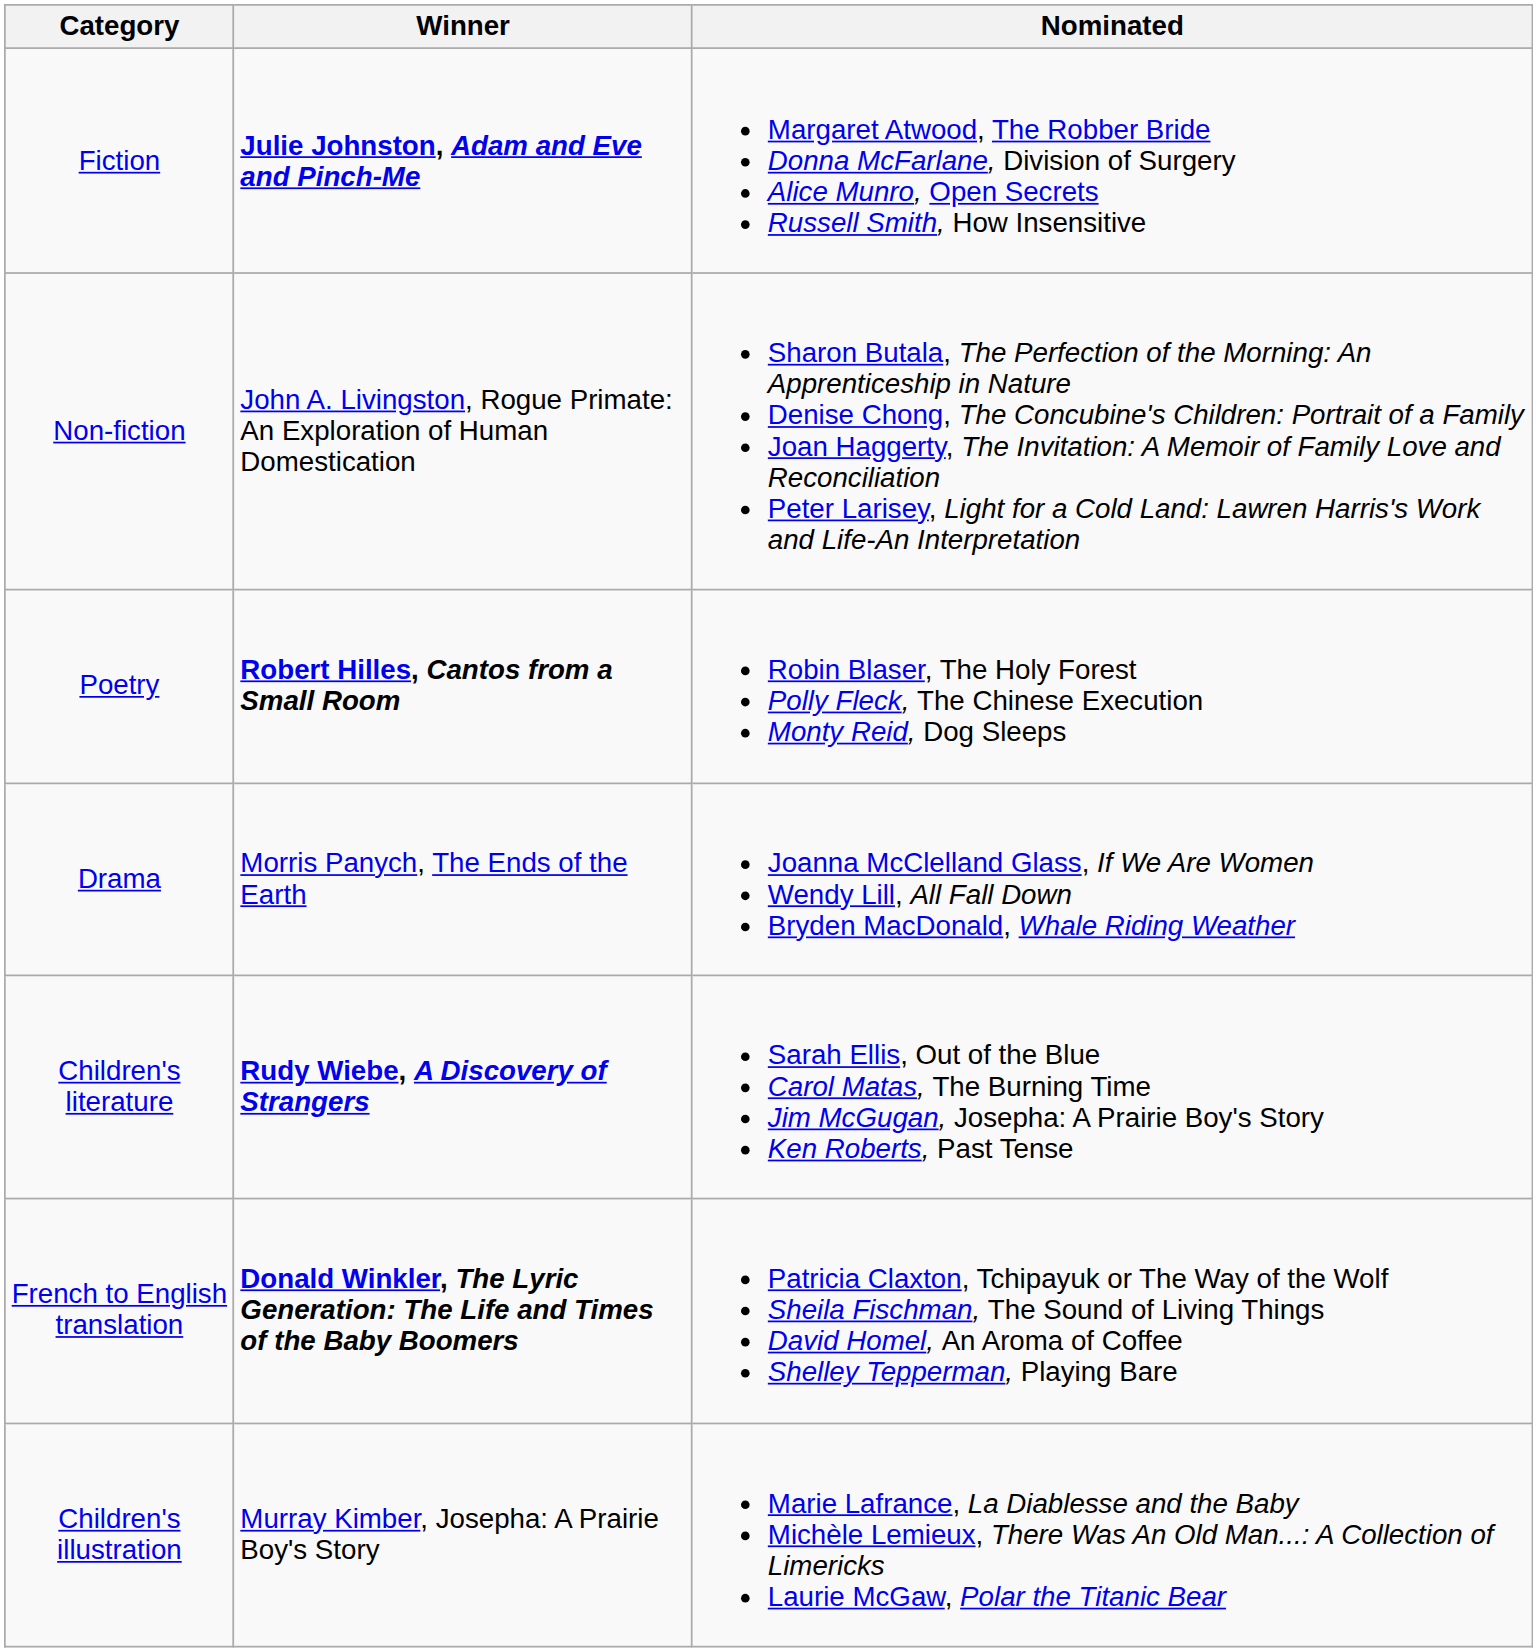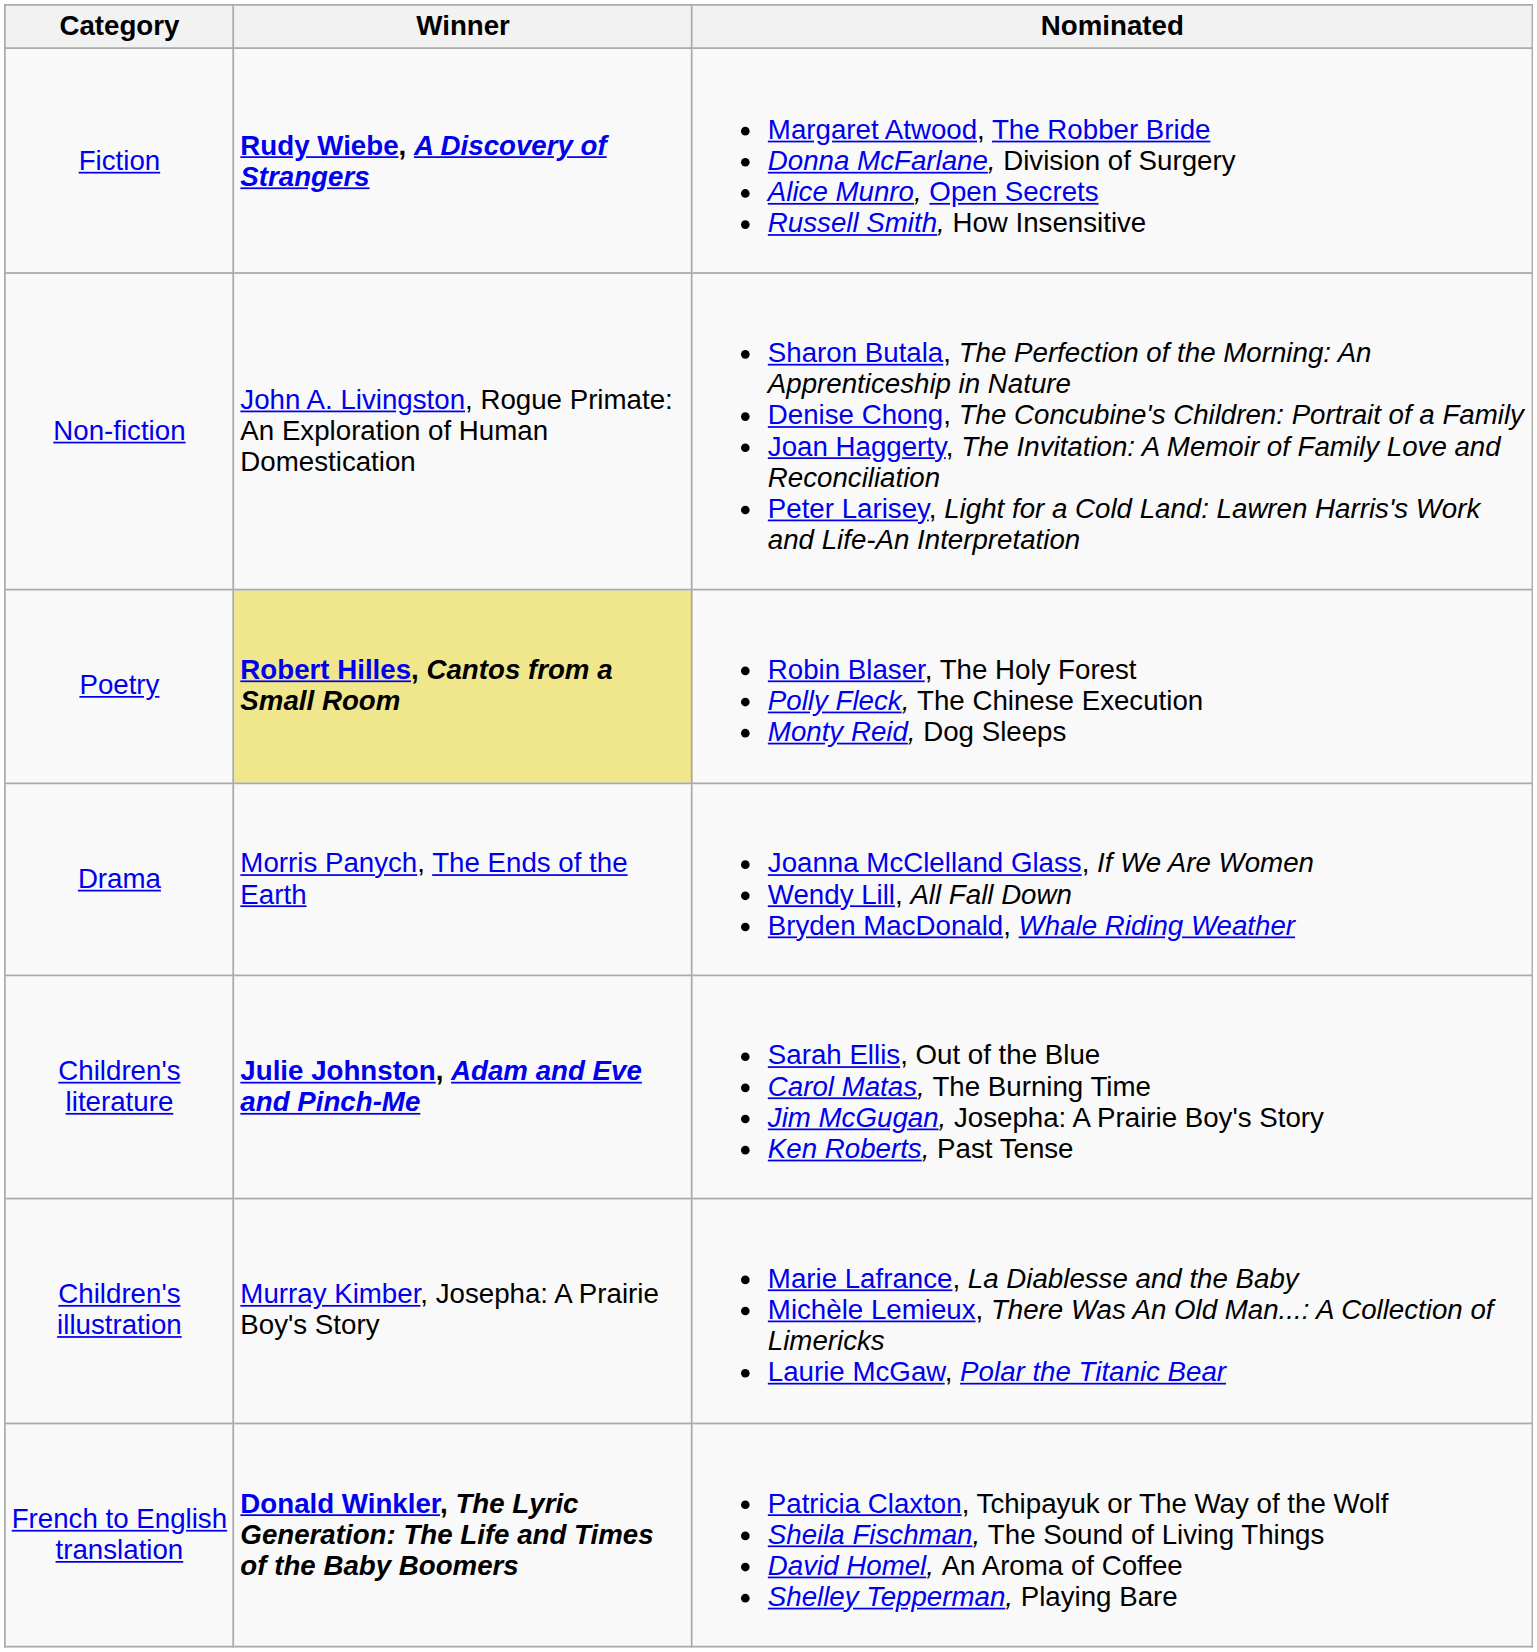(441, 160) Julie Johnston, Adam and Eve and Pinch-Me -> (424, 160) Rudy Wiebe, A Discovery of Strangers
(426, 685) no background -> (426, 685) khaki background
(424, 1086) Rudy Wiebe, A Discovery of Strangers -> (441, 1086) Julie Johnston, Adam and Eve and Pinch-Me
rows swapped: (119, 1534) <-> (119, 1310)
